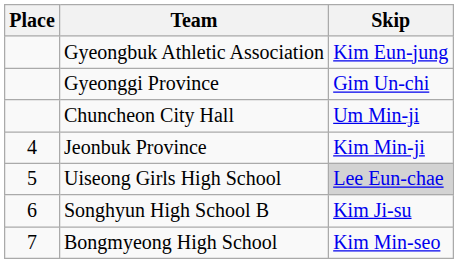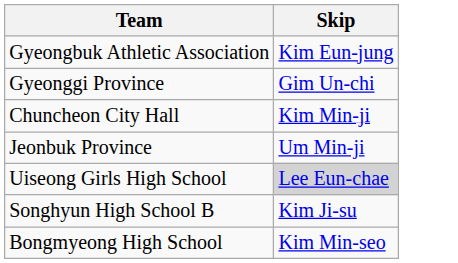- column: (32, 20)
(376, 115) Um Min-ji -> (324, 115) Kim Min-ji
(379, 147) Kim Min-ji -> (321, 147) Um Min-ji
